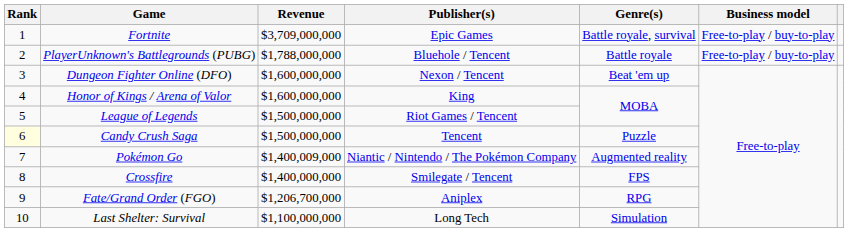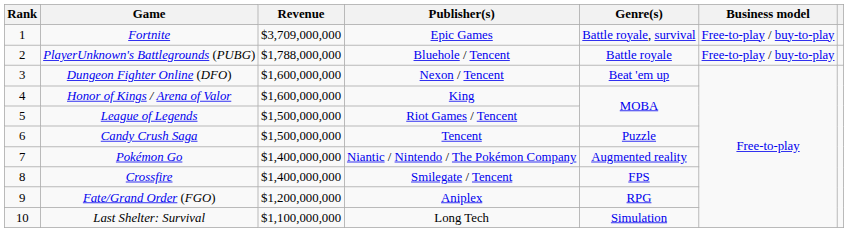(22, 136) lightyellow background -> (22, 136) no background
(301, 156) $1,400,009,000 -> (301, 156) $1,400,000,000
(301, 197) $1,206,700,000 -> (301, 197) $1,200,000,000
